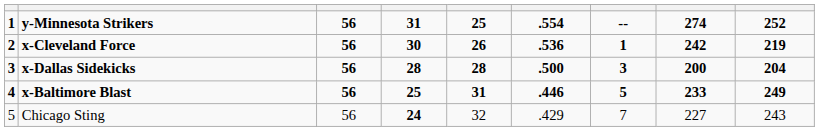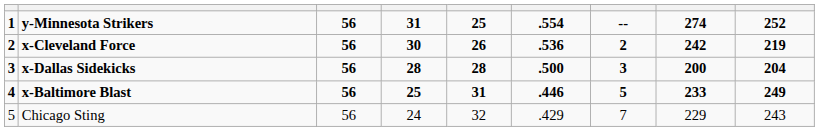(623, 45) 1 -> (623, 45) 2
(414, 115) bold -> (414, 115) normal
(695, 115) 227 -> (695, 115) 229
